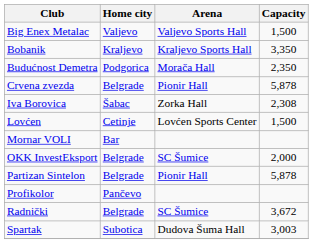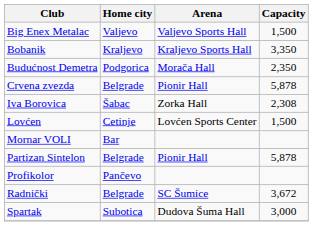- row: (52, 157)
(284, 229) 3,003 -> (284, 211) 3,000
